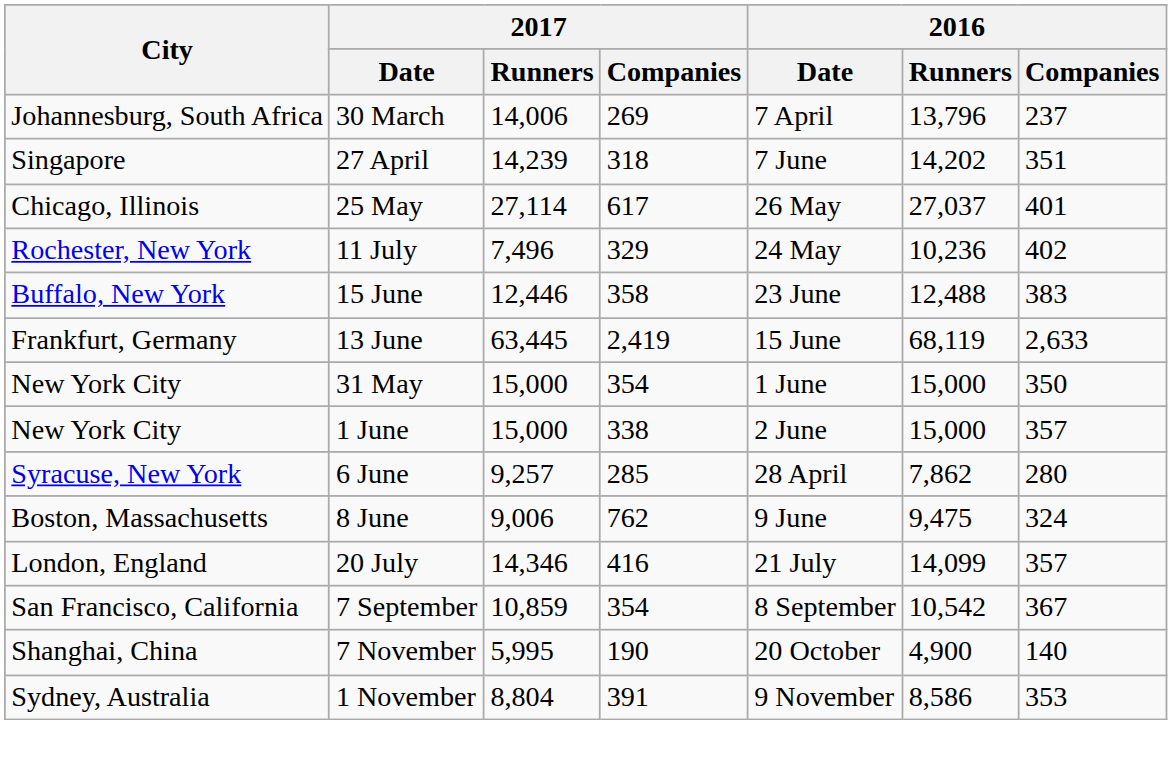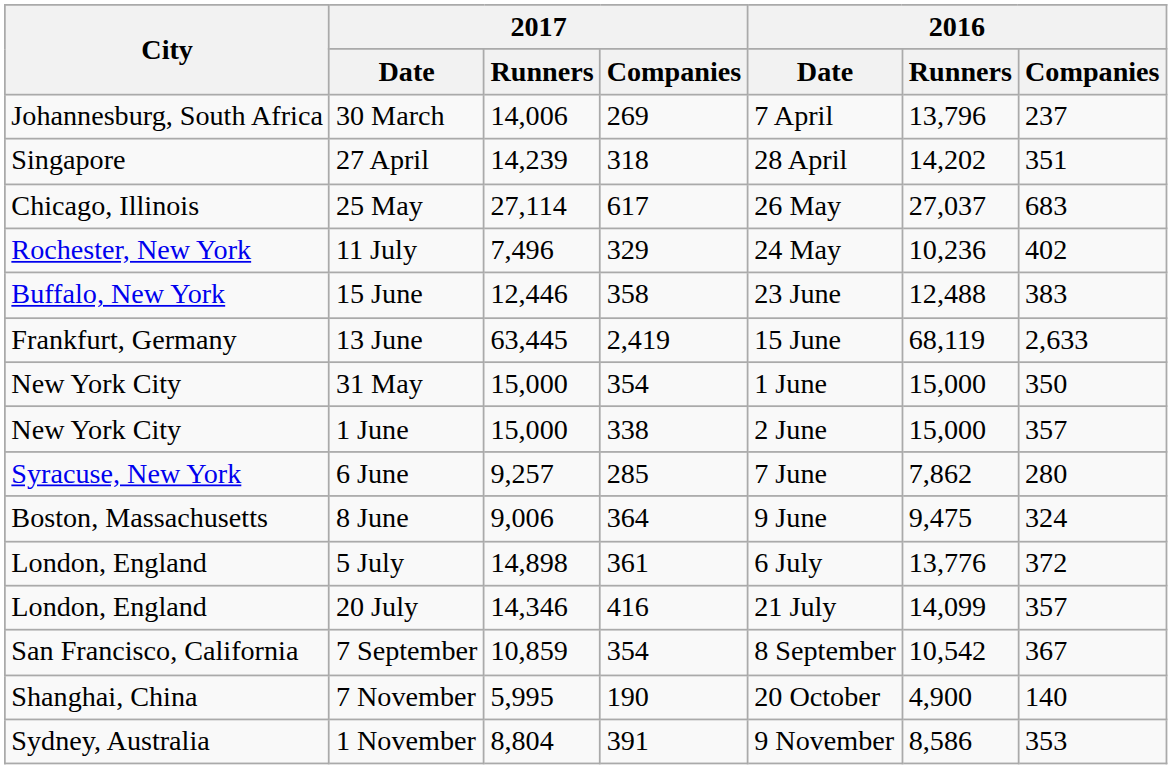(791, 160) 7 June -> (801, 160) 28 April
(1046, 205) 401 -> (1046, 205) 683
(801, 473) 28 April -> (791, 473) 7 June
(628, 518) 762 -> (628, 518) 364
+ row: (370, 562)
